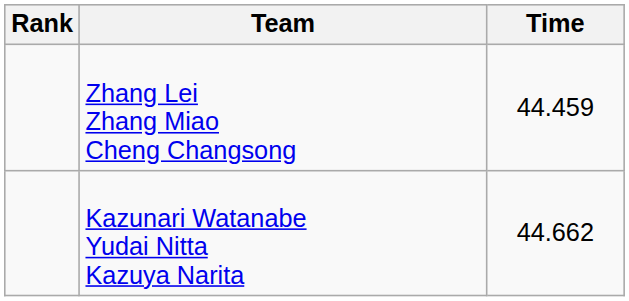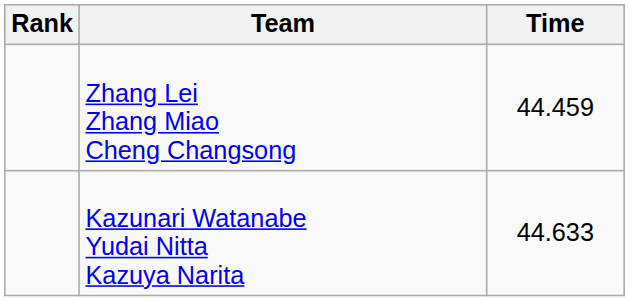(555, 232) 44.662 -> (555, 232) 44.633
